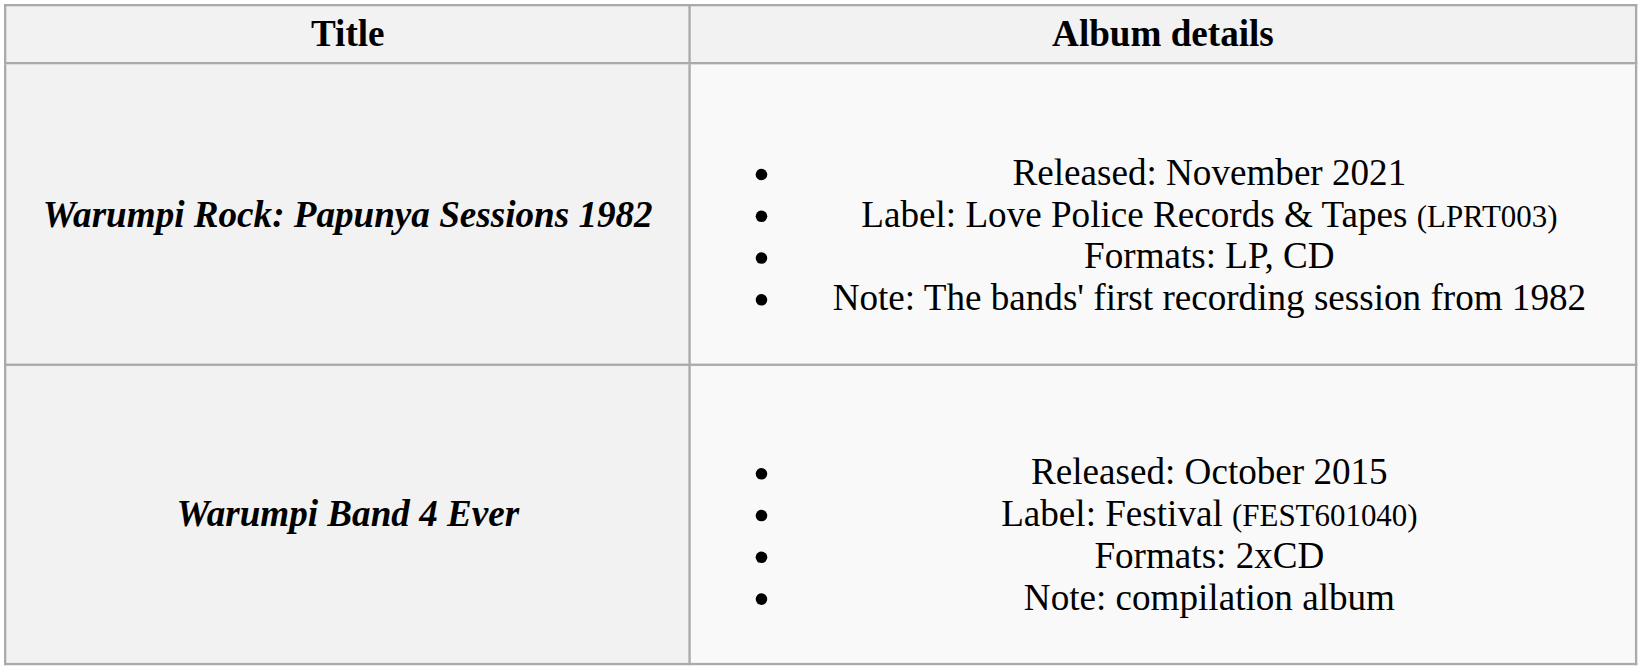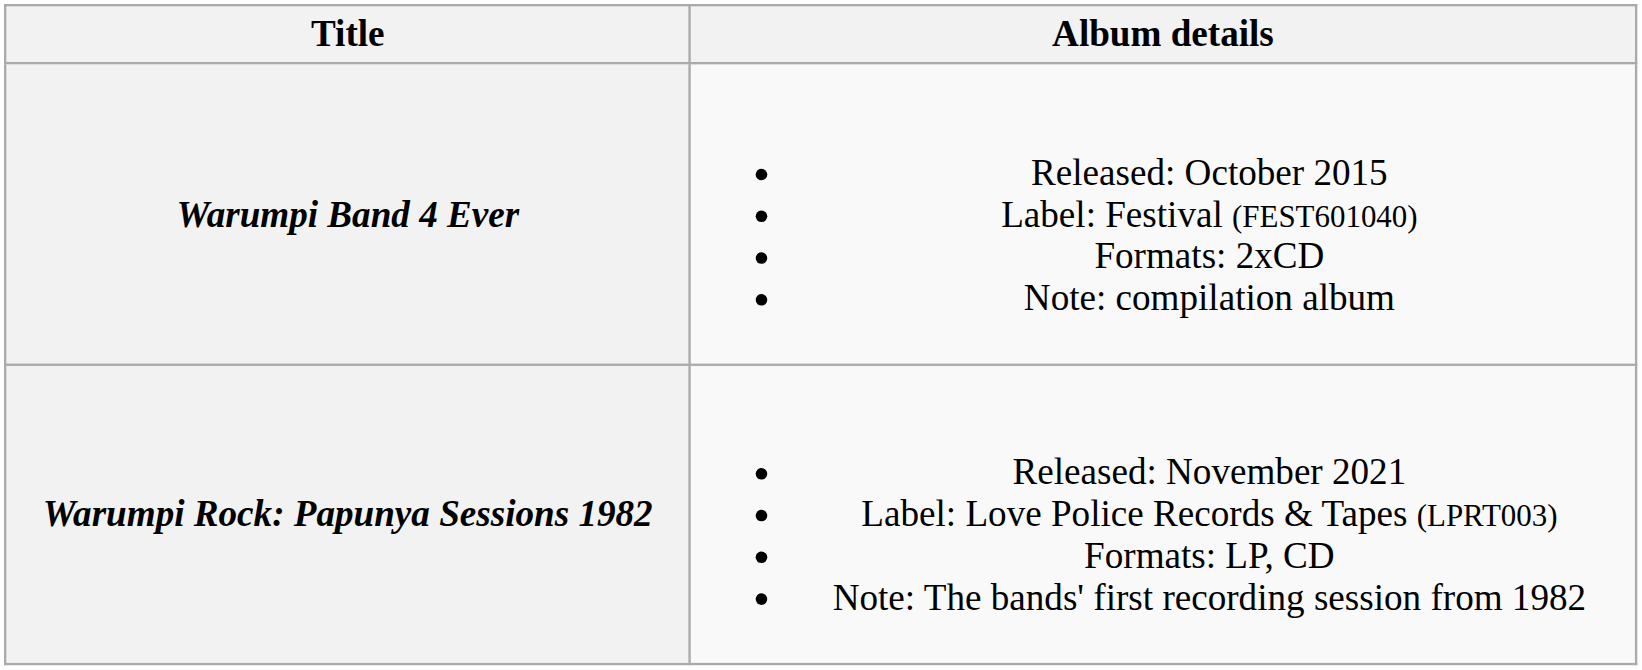rows swapped: (348, 513) <-> (348, 213)
